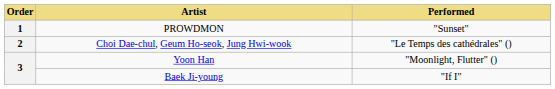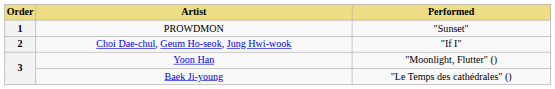(451, 44) "Le Temps des cathédrales" () -> (451, 44) "If I"
(451, 76) "If I" -> (451, 76) "Le Temps des cathédrales" ()
